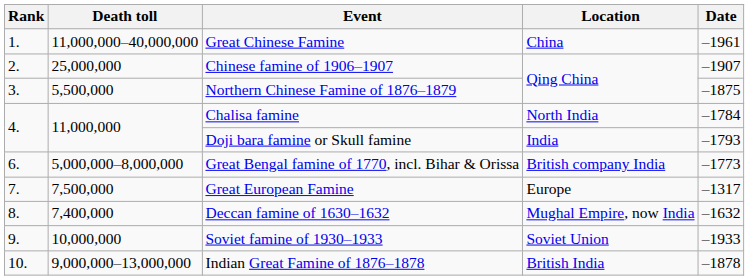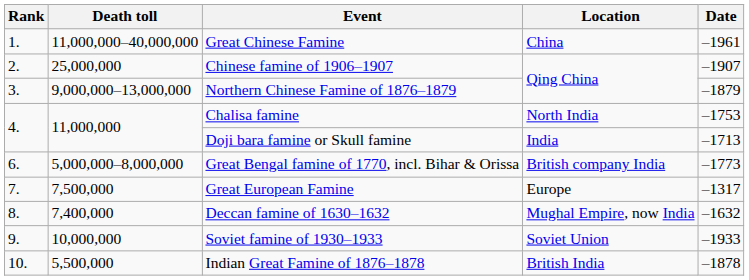(82, 90) 5,500,000 -> (121, 90) 9,000,000–13,000,000
(721, 90) –1875 -> (721, 90) –1879
(721, 115) –1784 -> (721, 115) –1753
(721, 139) –1793 -> (721, 139) –1713
(121, 262) 9,000,000–13,000,000 -> (82, 262) 5,500,000
